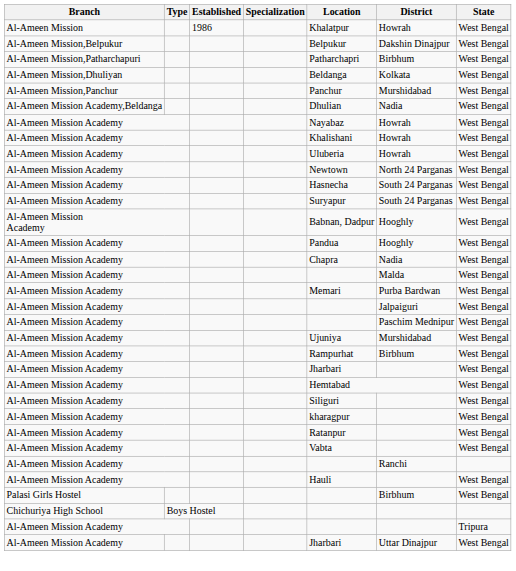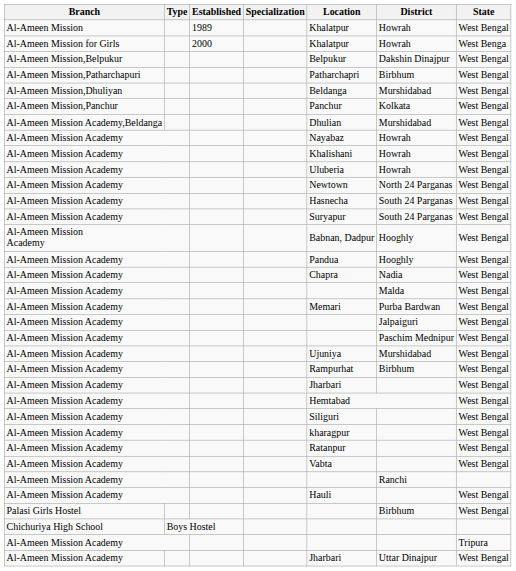(202, 28) 1986 -> (202, 28) 1989
+ row: (63, 43)
(395, 75) Kolkata -> (405, 91) Murshidabad
(405, 91) Murshidabad -> (395, 106) Kolkata
(391, 106) Nadia -> (405, 122) Murshidabad
